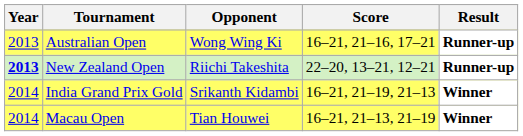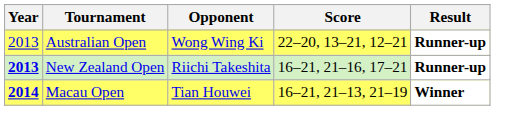(371, 42) 16–21, 21–16, 17–21 -> (343, 42) 22–20, 13–21, 12–21
(371, 67) 22–20, 13–21, 12–21 -> (343, 67) 16–21, 21–16, 17–21
- row: (114, 93)
(23, 118) normal -> (23, 93) bold
